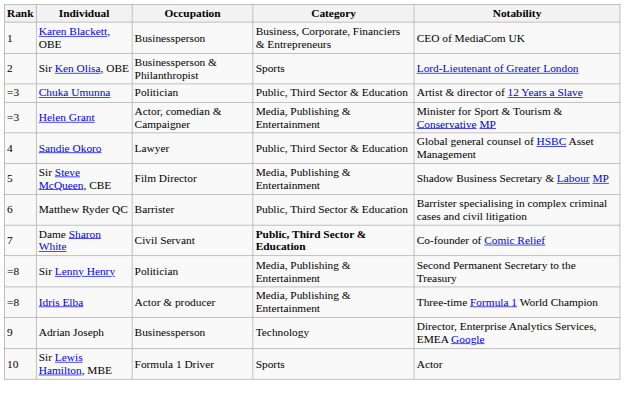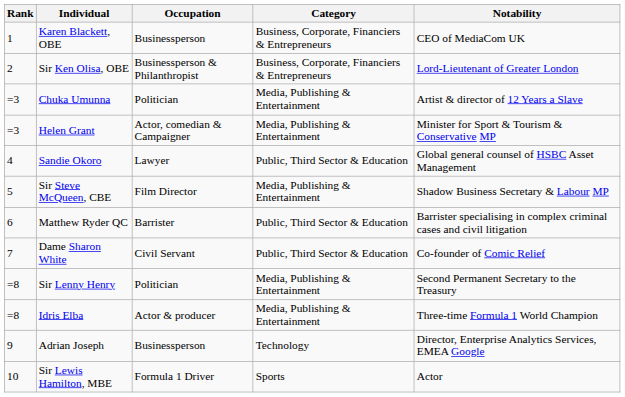(270, 68) Sports -> (328, 68) Business, Corporate, Financiers & Entrepreneurs
(332, 93) Public, Third Sector & Education -> (303, 99) Media, Publishing & Entertainment
(311, 240) bold -> (332, 253) normal
